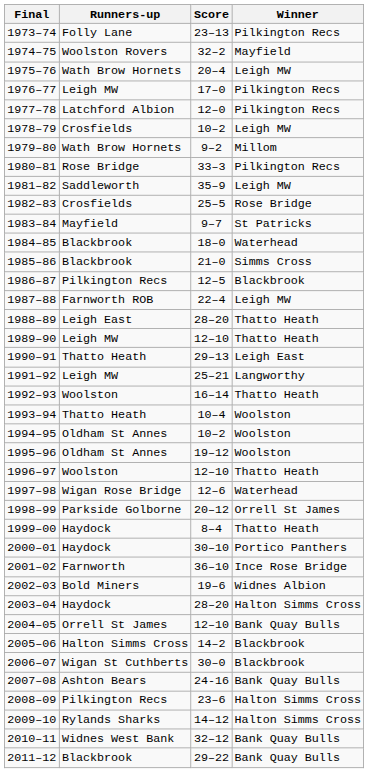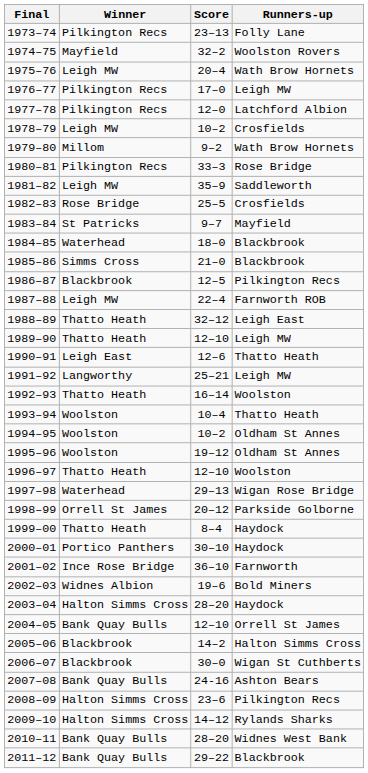columns swapped: (298, 14) <-> (125, 14)
(211, 319) 28–20 -> (211, 319) 32–12
(211, 357) 29–13 -> (211, 357) 12–6
(211, 491) 12–6 -> (211, 491) 29–13
(211, 739) 32–12 -> (211, 739) 28–20
